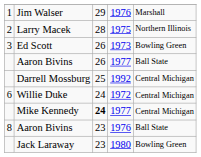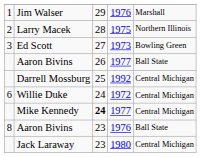(100, 45) 26 -> (100, 45) 27
(161, 144) Bowling Green -> (165, 144) Central Michigan
